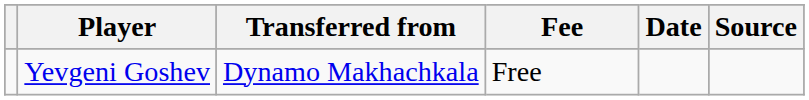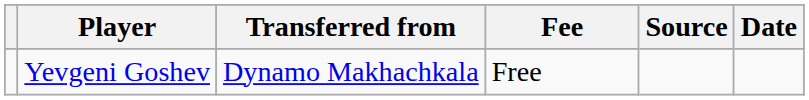columns swapped: (674, 26) <-> (756, 26)
